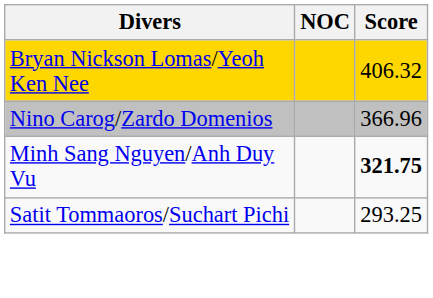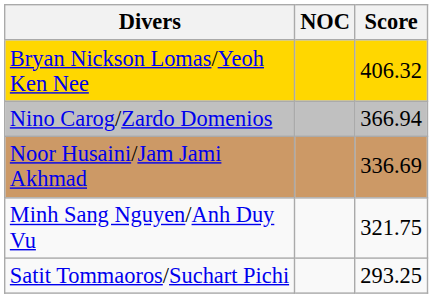(391, 118) 366.96 -> (391, 118) 366.94
+ row: (116, 166)
(391, 166) bold -> (391, 227) normal
